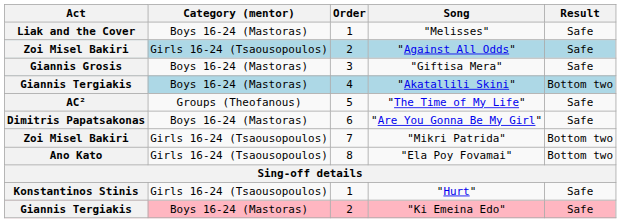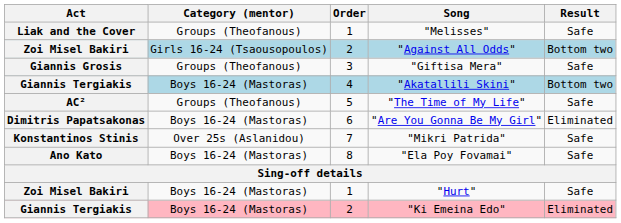(239, 31) Boys 16-24 (Mastoras) -> (239, 31) Groups (Theofanous)
(580, 49) Safe -> (580, 49) Bottom two
(239, 67) Boys 16-24 (Mastoras) -> (239, 67) Groups (Theofanous)
(580, 120) Safe -> (580, 120) Eliminated
(76, 138) Zoi Misel Bakiri -> (76, 138) Konstantinos Stinis
(239, 138) Girls 16-24 (Tsaousopoulos) -> (239, 138) Over 25s (Aslanidou)
(580, 138) Bottom two -> (580, 138) Safe
(239, 156) Girls 16-24 (Tsaousopoulos) -> (239, 156) Boys 16-24 (Mastoras)
(580, 156) Bottom two -> (580, 156) Safe
(76, 191) Konstantinos Stinis -> (76, 191) Zoi Misel Bakiri
(239, 191) Girls 16-24 (Tsaousopoulos) -> (239, 191) Boys 16-24 (Mastoras)
(580, 209) Safe -> (580, 209) Eliminated
